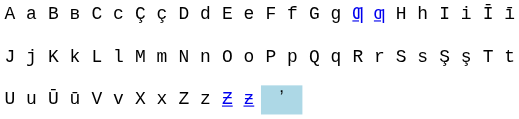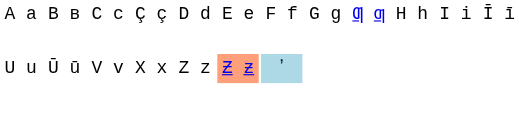- row: (21, 57)
(238, 100) no background -> (238, 69) lightsalmon background
